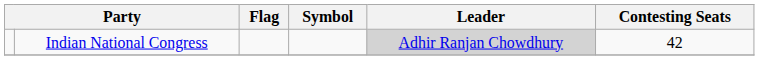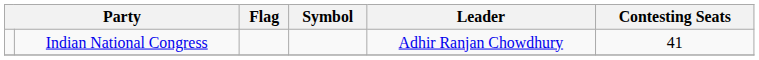(481, 42) lightgrey background -> (481, 42) no background
(675, 42) 42 -> (675, 42) 41
